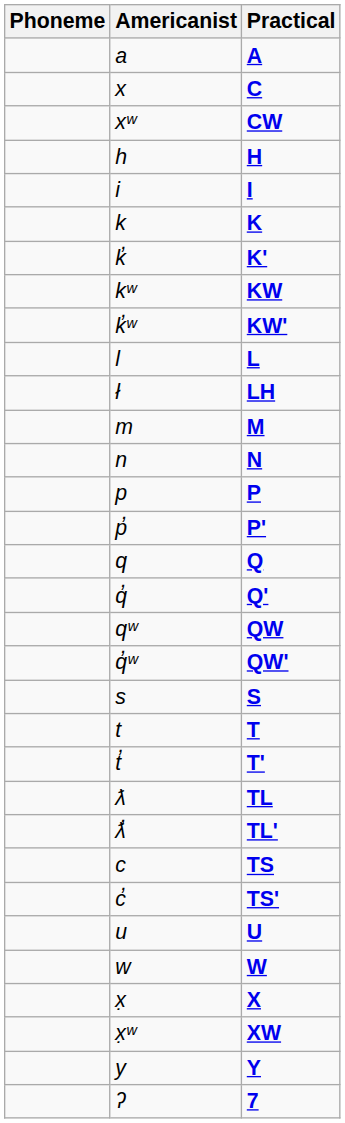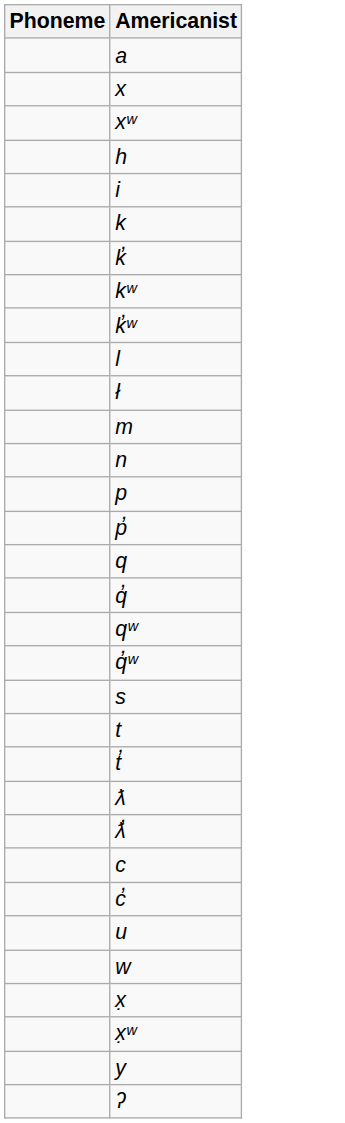- column: (291, 21)
